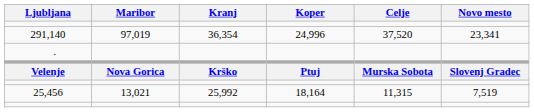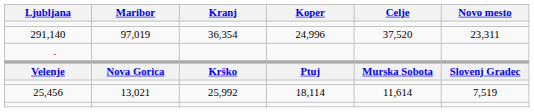(485, 34) 23,341 -> (485, 34) 23,311
(310, 93) 18,164 -> (310, 93) 18,114
(398, 93) 11,315 -> (398, 93) 11,614
